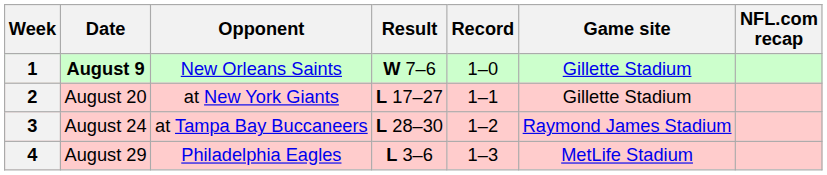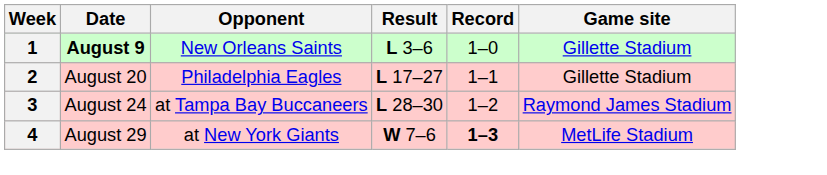- column: (779, 29)
(410, 68) W 7–6 -> (410, 47) L 3–6
(261, 97) at New York Giants -> (261, 76) Philadelphia Eagles
(261, 155) Philadelphia Eagles -> (261, 134) at New York Giants
(410, 155) L 3–6 -> (410, 134) W 7–6
(483, 155) normal -> (483, 134) bold
